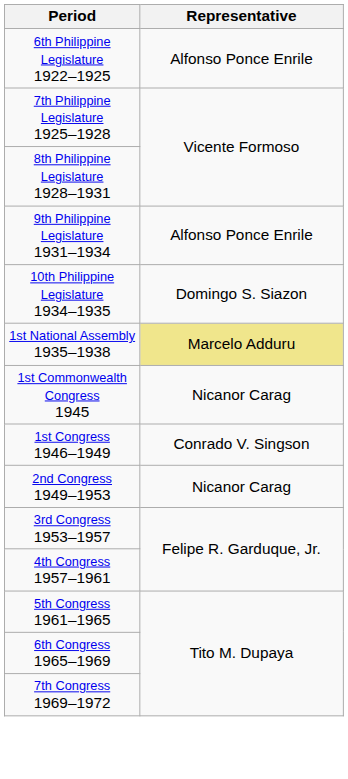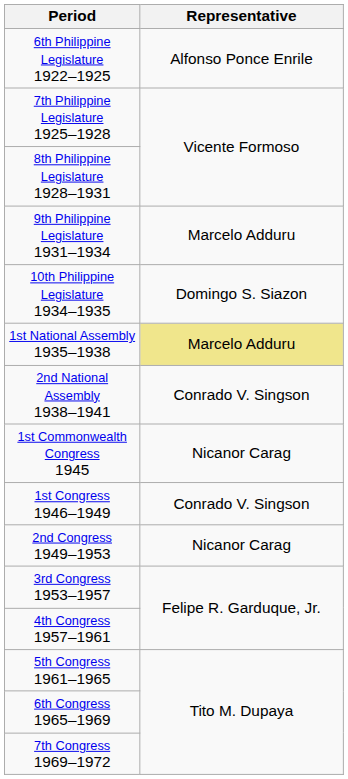(241, 235) Alfonso Ponce Enrile -> (241, 235) Marcelo Adduru
+ row: (72, 395)
